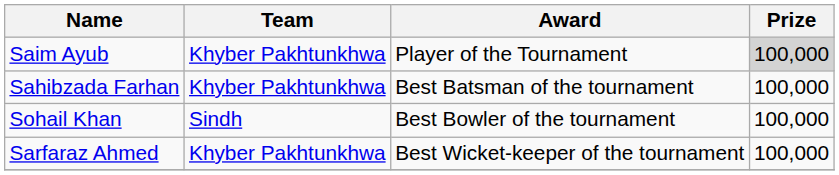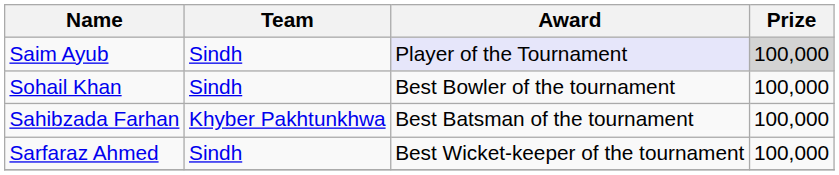(287, 53) Khyber Pakhtunkhwa -> (216, 53) Sindh
(511, 53) no background -> (511, 53) lavender background
rows swapped: (94, 86) <-> (66, 119)
(287, 152) Khyber Pakhtunkhwa -> (216, 152) Sindh
